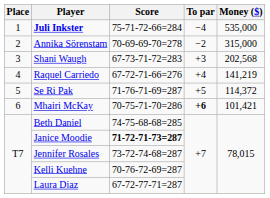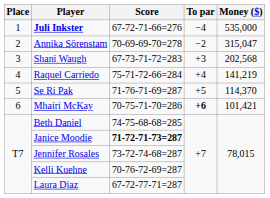(147, 28) 75-71-72-66=284 -> (147, 28) 67-72-71-66=276
(241, 43) 315,000 -> (241, 43) 315,047
(147, 75) 67-72-71-66=276 -> (147, 75) 75-71-72-66=284
(241, 91) 114,372 -> (241, 91) 114,370
